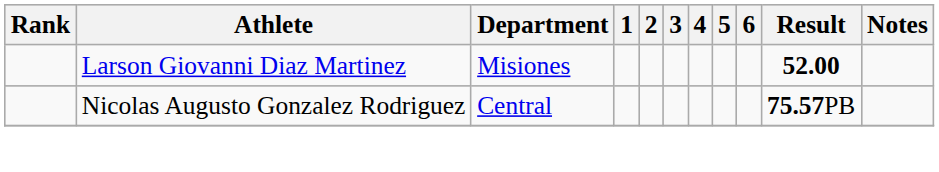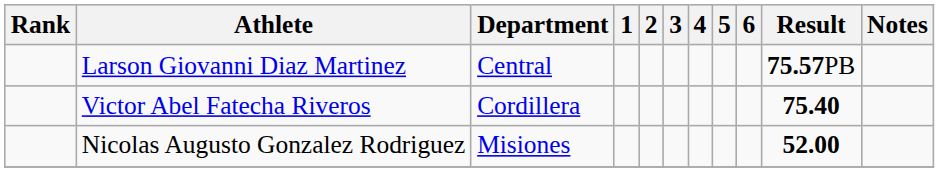(524, 65) Misiones -> (515, 65) Central
(811, 65) 52.00 -> (811, 65) 75.57PB
+ row: (226, 105)
(515, 105) Central -> (524, 145) Misiones
(811, 105) 75.57PB -> (811, 145) 52.00
